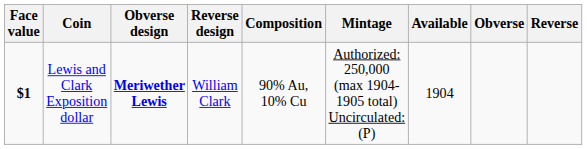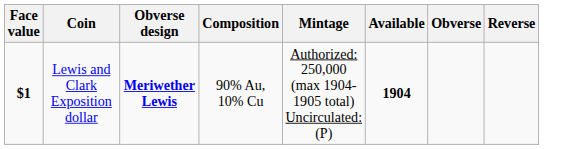- column: (215, 23)
(440, 93) normal -> (397, 93) bold
